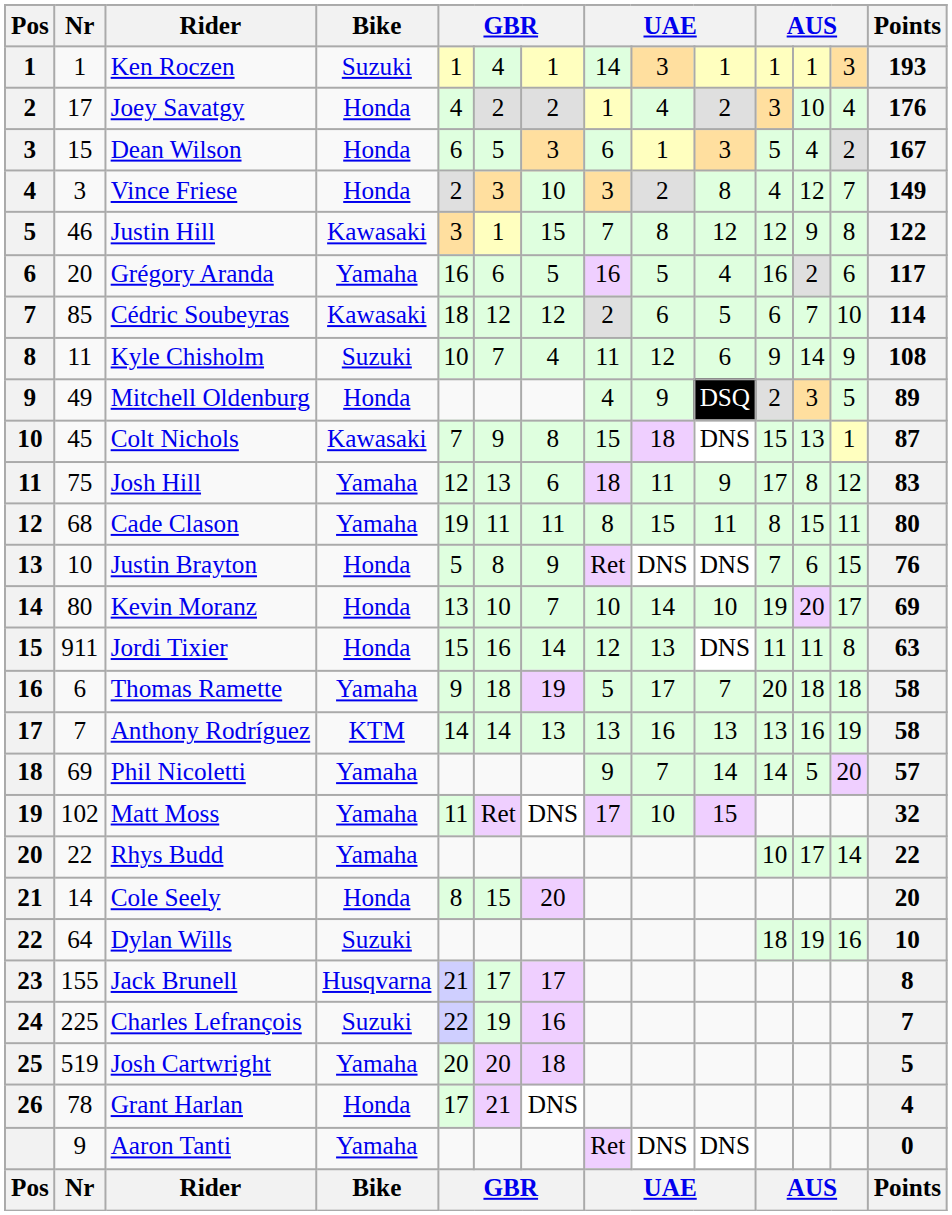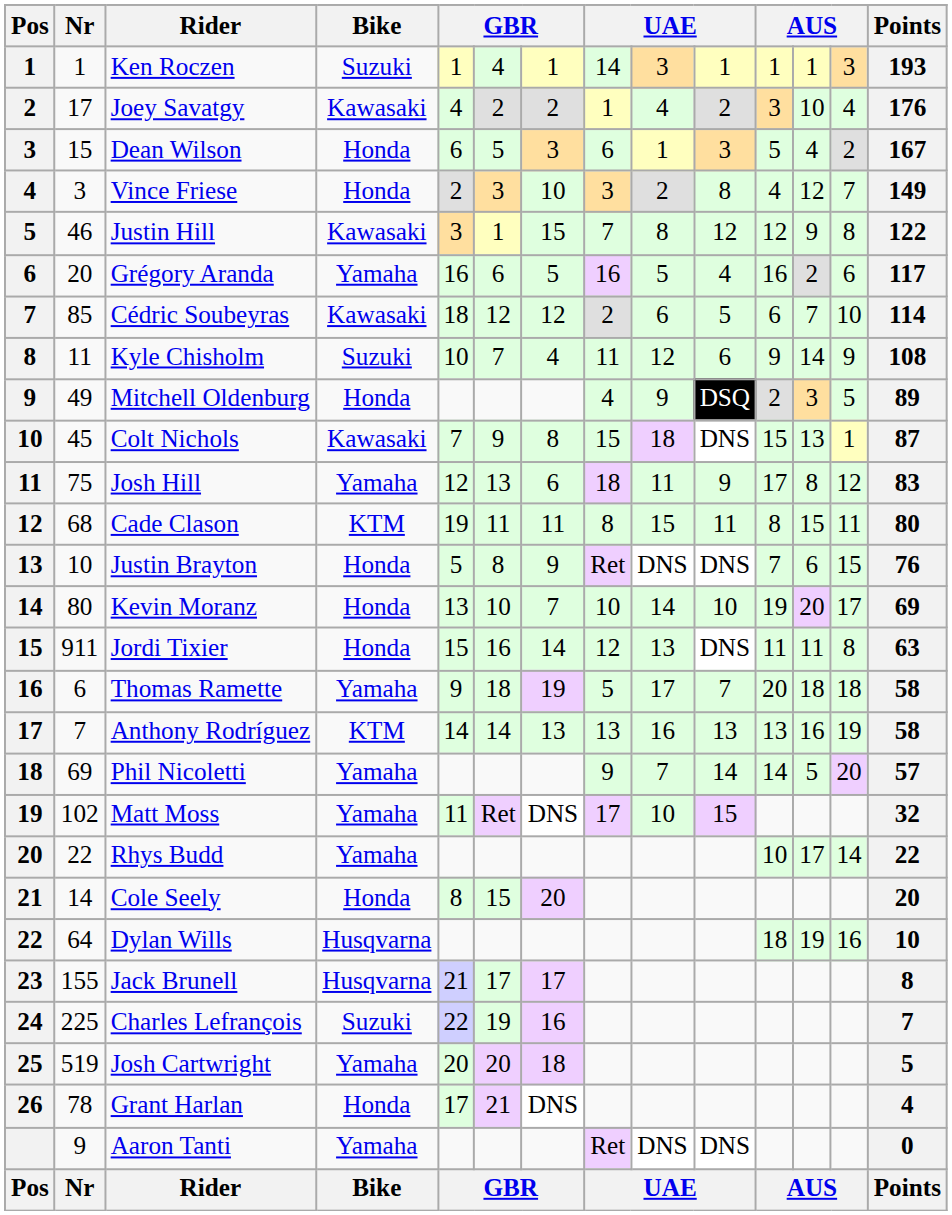(377, 108) Honda -> (377, 108) Kawasaki
(377, 523) Yamaha -> (377, 523) KTM
(377, 939) Suzuki -> (377, 939) Husqvarna
